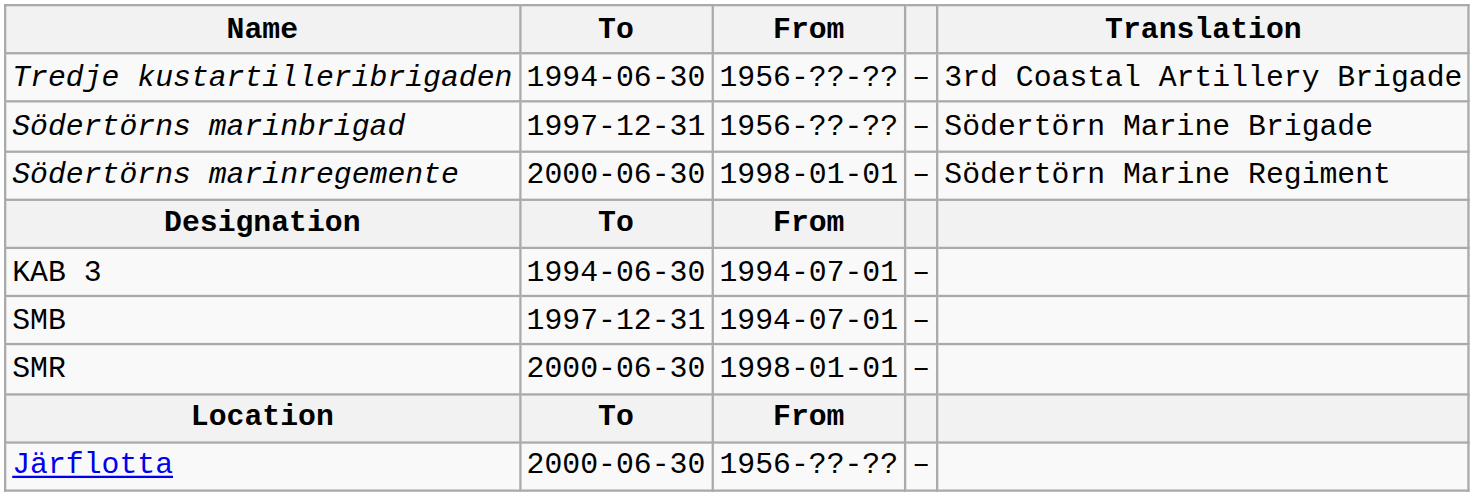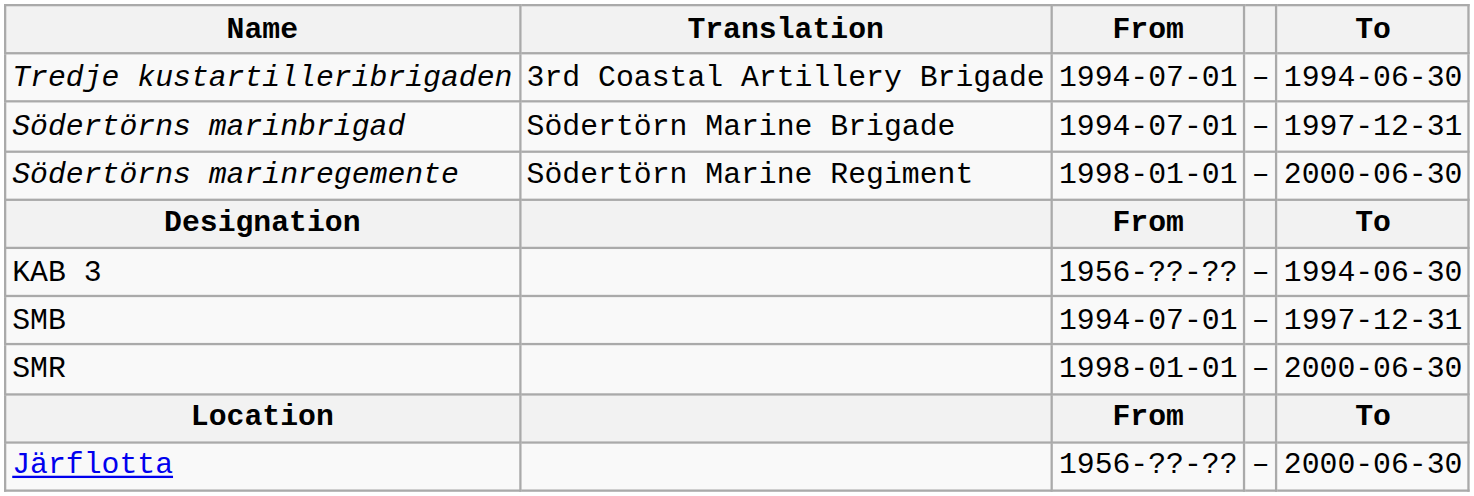columns swapped: (1203, 29) <-> (616, 29)
(809, 78) 1956-??-?? -> (1148, 78) 1994-07-01
(809, 126) 1956-??-?? -> (1148, 126) 1994-07-01
(809, 272) 1994-07-01 -> (1148, 272) 1956-??-??
